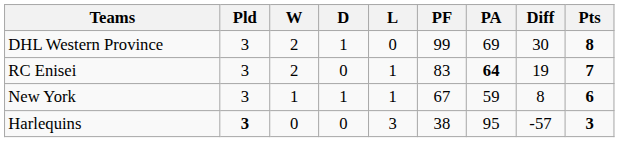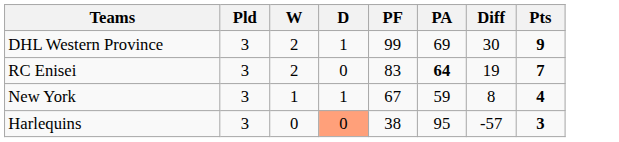- column: (393, 17)
(590, 44) 8 -> (540, 44) 9
(590, 96) 6 -> (540, 96) 4
(245, 123) bold -> (245, 123) normal
(343, 123) no background -> (343, 123) lightsalmon background
